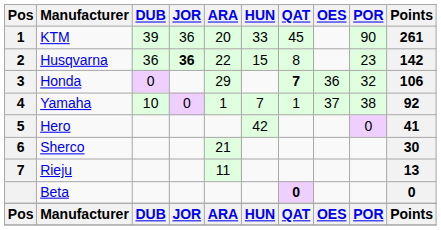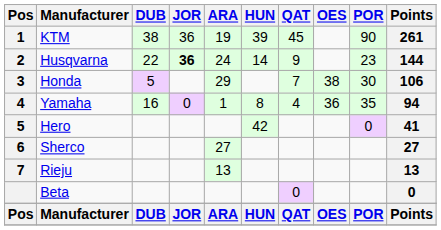(151, 37) 39 -> (151, 37) 38
(223, 37) 20 -> (223, 37) 19
(260, 37) 33 -> (260, 37) 39
(151, 59) 36 -> (151, 59) 22
(223, 59) 22 -> (223, 59) 24
(260, 59) 15 -> (260, 59) 14
(296, 59) 8 -> (296, 59) 9
(412, 59) 142 -> (412, 59) 144
(151, 81) 0 -> (151, 81) 5
(296, 81) bold -> (296, 81) normal
(332, 81) 36 -> (332, 81) 38
(368, 81) 32 -> (368, 81) 30
(151, 103) 10 -> (151, 103) 16
(260, 103) 7 -> (260, 103) 8
(296, 103) 1 -> (296, 103) 4
(332, 103) 37 -> (332, 103) 36
(368, 103) 38 -> (368, 103) 35
(412, 103) 92 -> (412, 103) 94
(223, 148) 21 -> (223, 148) 27
(412, 148) 30 -> (412, 148) 27
(223, 170) 11 -> (223, 170) 13
(296, 192) bold -> (296, 192) normal
